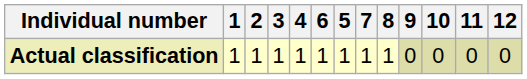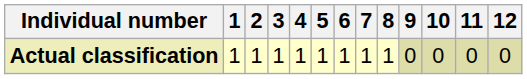columns swapped: (344, 21) <-> (322, 21)
